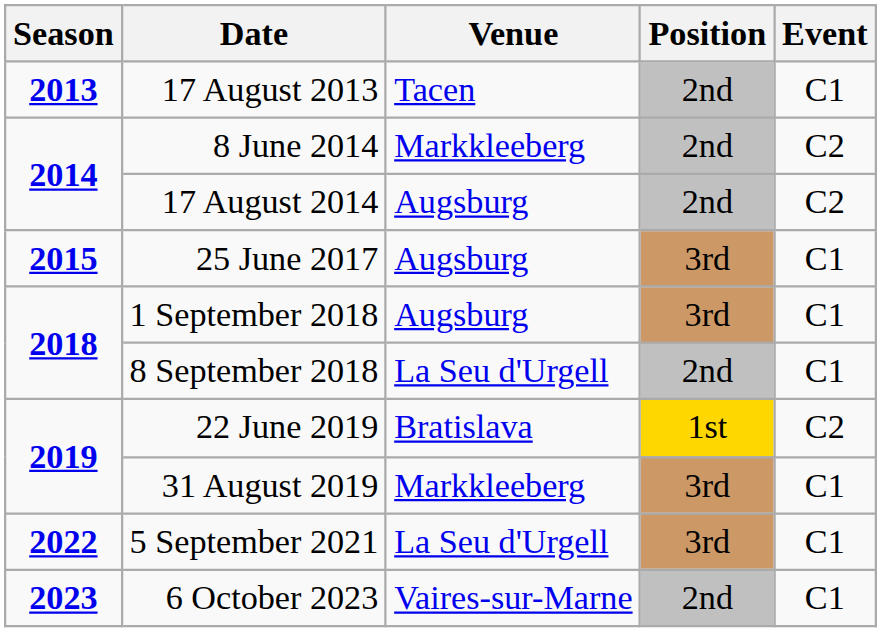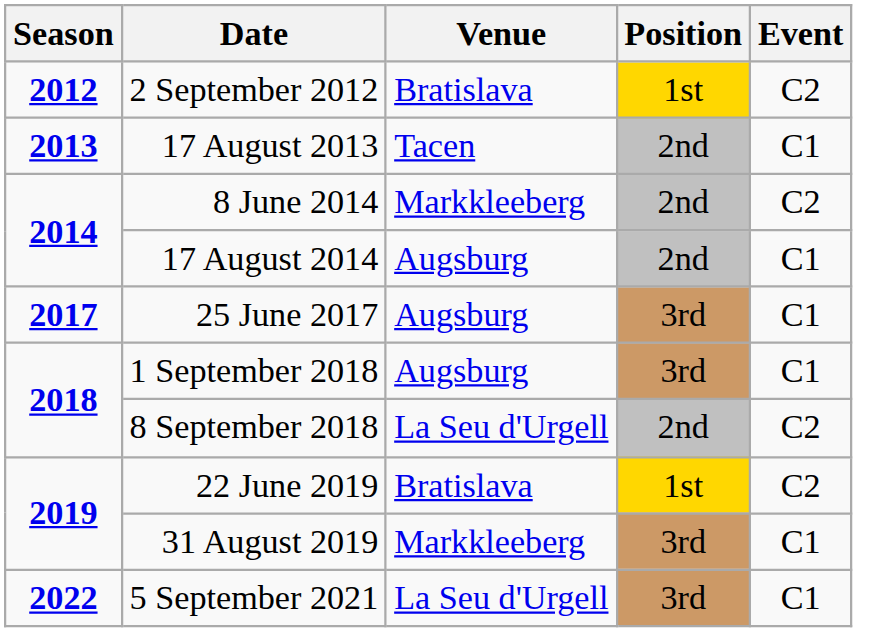+ row: (254, 89)
(825, 202) C2 -> (801, 258) C1
(63, 258) 2015 -> (63, 314) 2017
(825, 371) C1 -> (801, 427) C2
- row: (272, 596)
